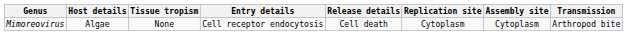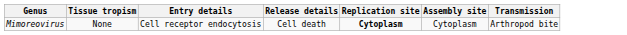- column: (97, 11)
(443, 24) normal -> (381, 24) bold
